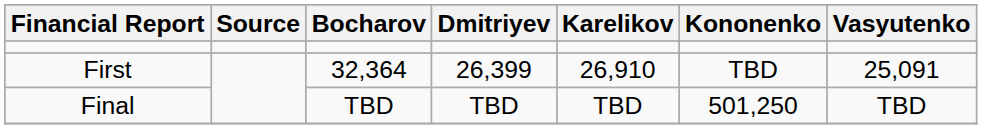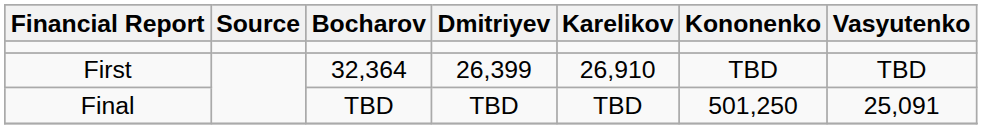(902, 70) 25,091 -> (902, 70) TBD
(902, 106) TBD -> (902, 106) 25,091
